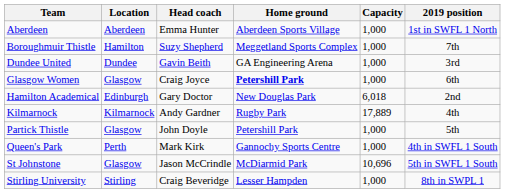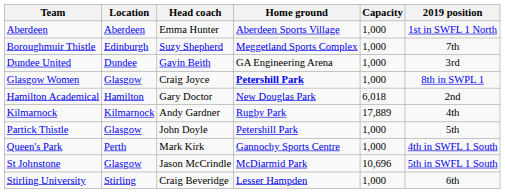(124, 46) Hamilton -> (126, 46) Edinburgh
(453, 79) 6th -> (453, 79) 8th in SWPL 1
(126, 96) Edinburgh -> (124, 96) Hamilton
(453, 180) 8th in SWPL 1 -> (453, 180) 6th
